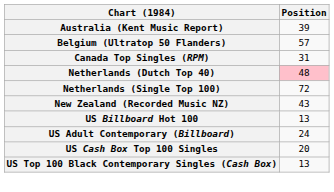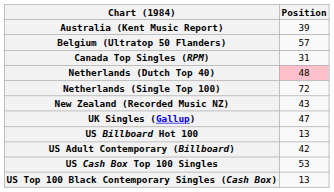+ row: (142, 119)
(304, 134) 24 -> (304, 149) 42
(304, 149) 20 -> (304, 165) 53
